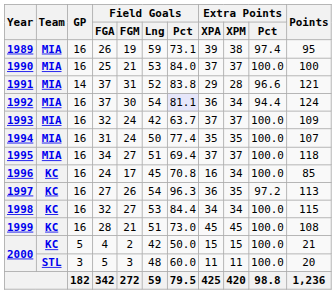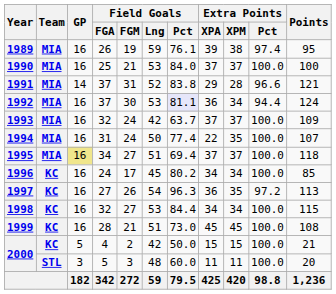(183, 49) 73.1 -> (183, 49) 76.1
(155, 102) 54 -> (155, 102) 53
(211, 138) 35 -> (211, 138) 22
(80, 156) no background -> (80, 156) khaki background
(183, 173) 70.8 -> (183, 173) 80.2
(211, 173) 16 -> (211, 173) 34
